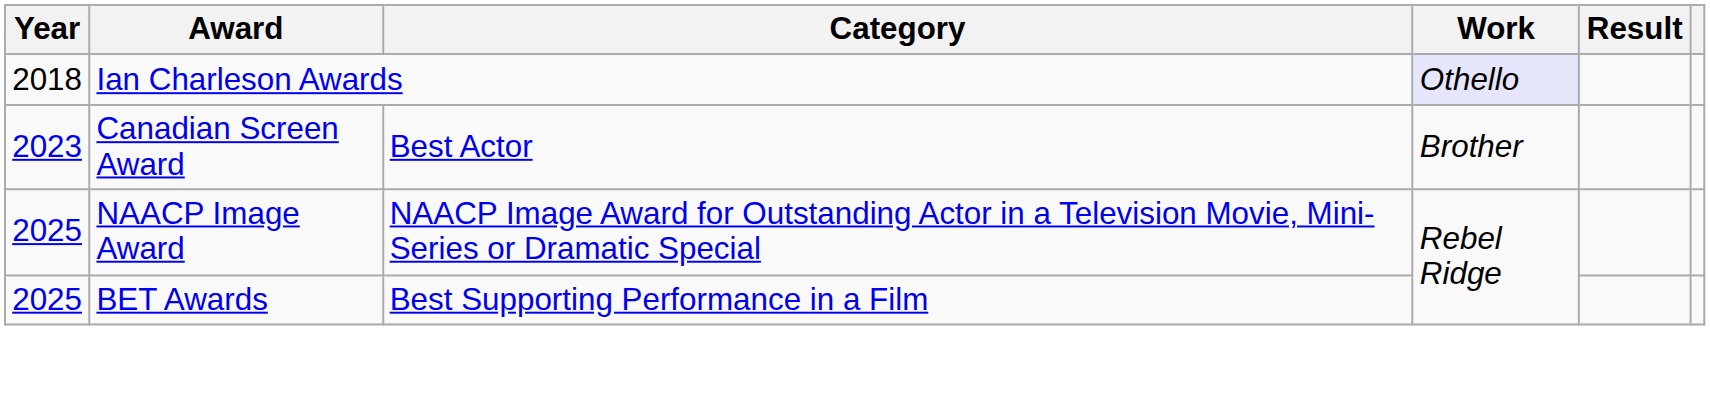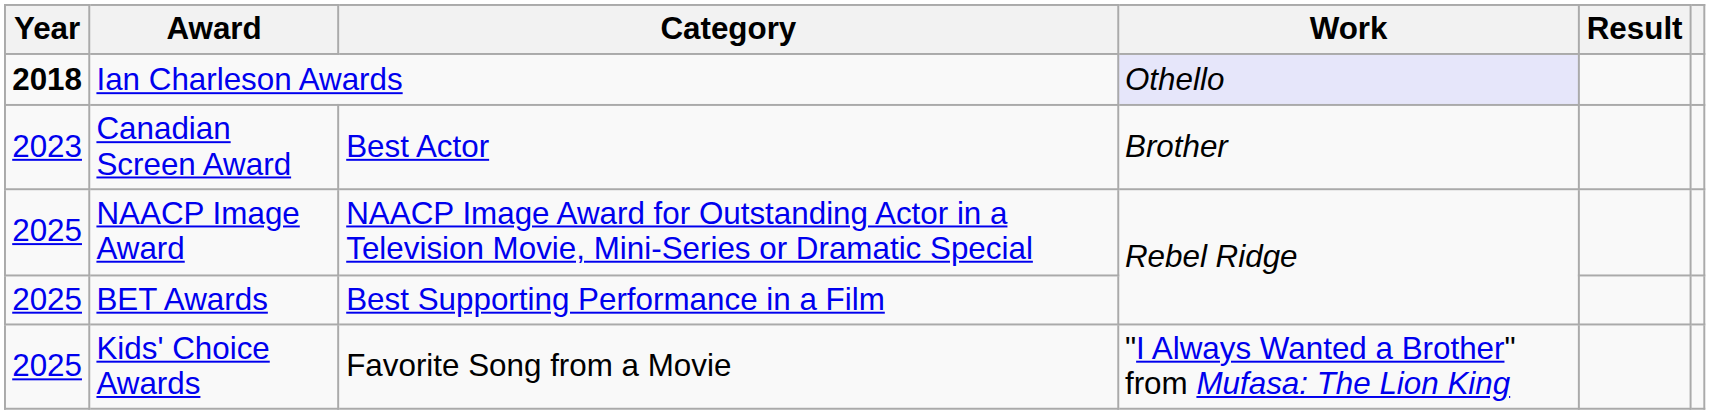(47, 79) normal -> (47, 79) bold
+ row: (183, 366)
